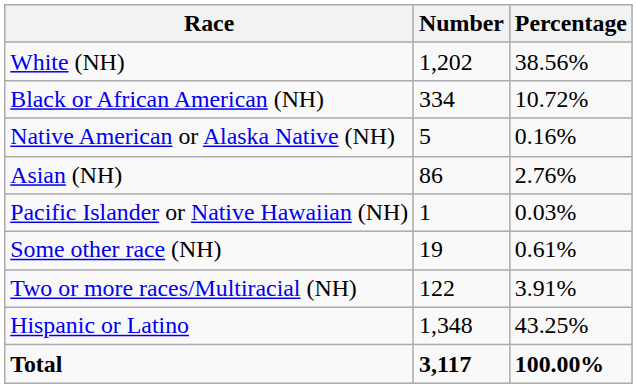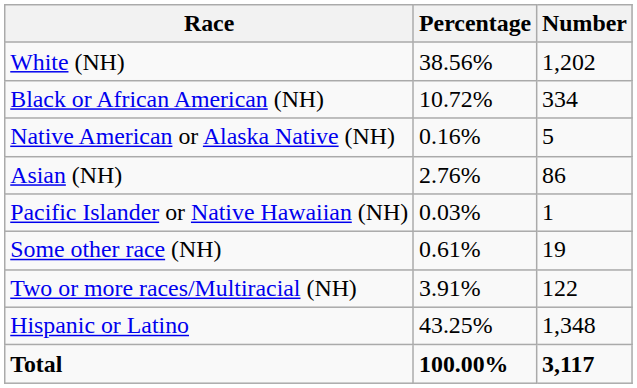columns swapped: (461, 23) <-> (571, 23)
